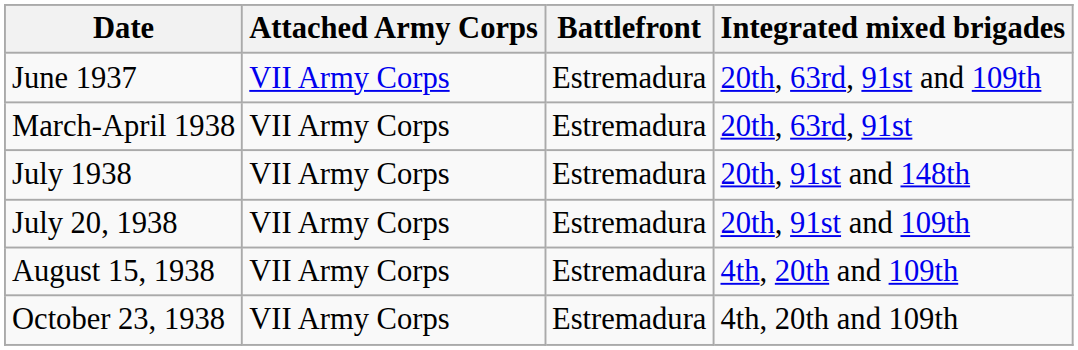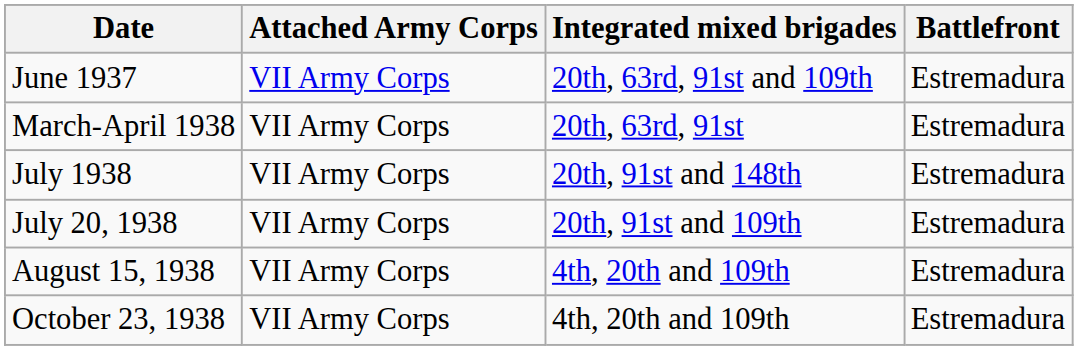columns swapped: (893, 28) <-> (629, 28)
